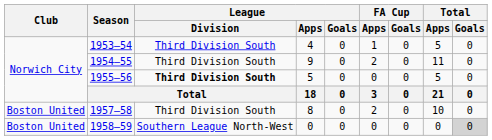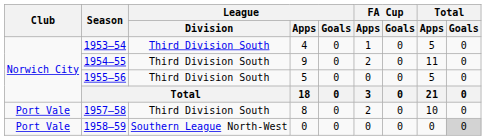(215, 78) bold -> (209, 78) normal
(46, 110) Boston United -> (43, 110) Port Vale
(46, 127) Boston United -> (43, 127) Port Vale
